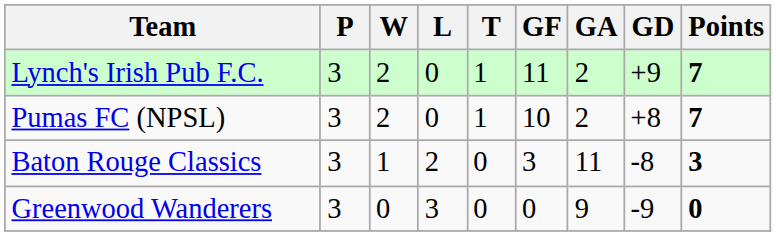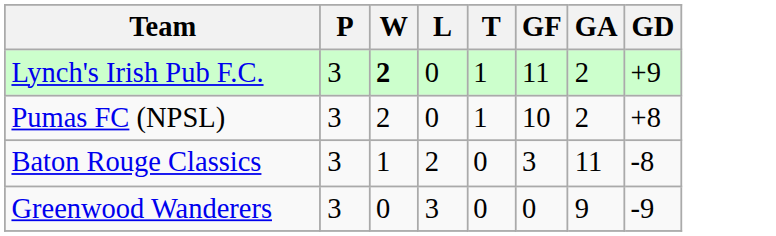- column: (726, 27)
(383, 72) normal -> (383, 72) bold
